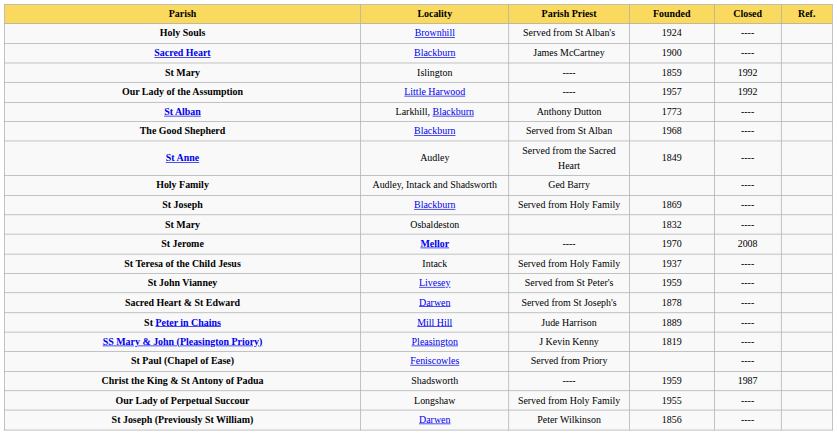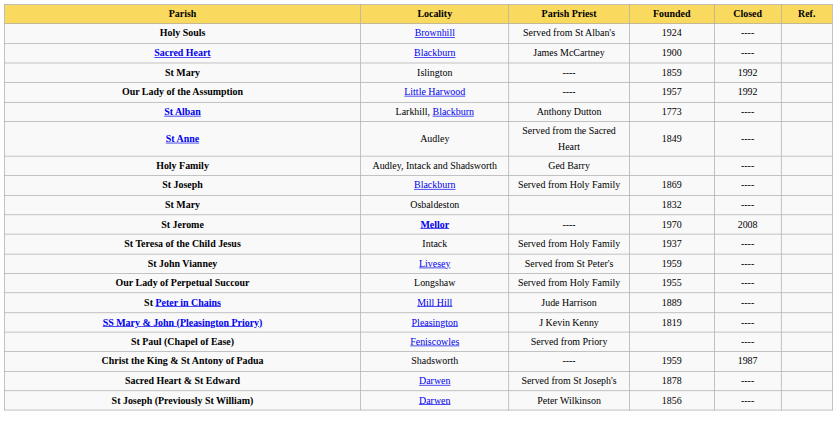- row: (183, 131)
rows swapped: (183, 400) <-> (183, 303)
